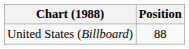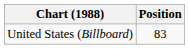(160, 34) 88 -> (160, 34) 83
